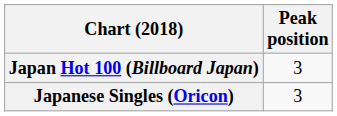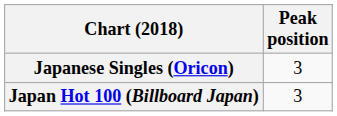rows swapped: (134, 67) <-> (134, 96)
